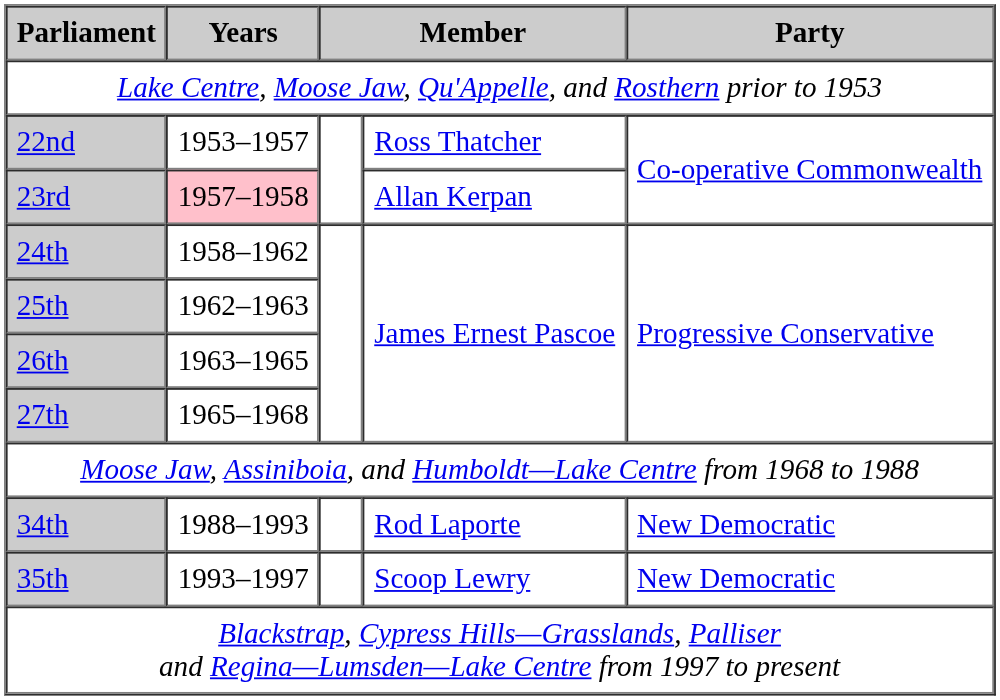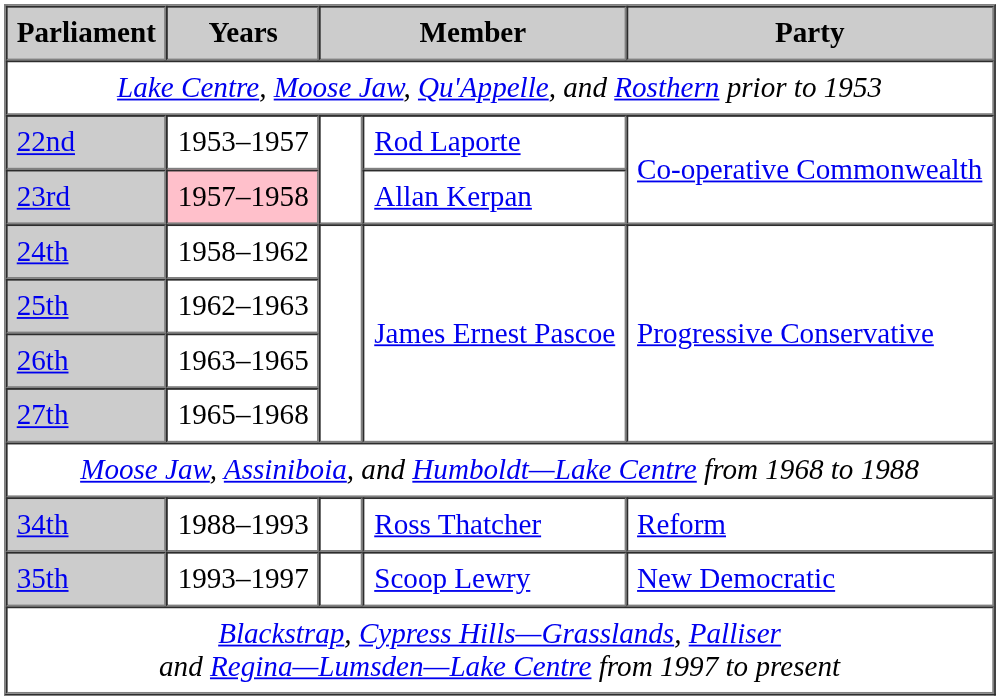(458, 141) Ross Thatcher -> (447, 141) Rod Laporte
(447, 524) Rod Laporte -> (458, 524) Ross Thatcher
(736, 524) New Democratic -> (682, 524) Reform
